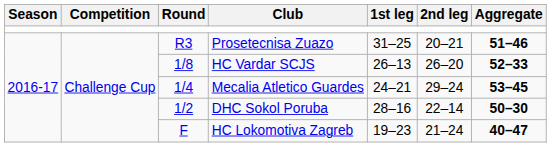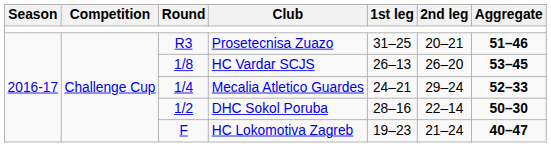(509, 65) 52–33 -> (509, 65) 53–45
(509, 87) 53–45 -> (509, 87) 52–33
